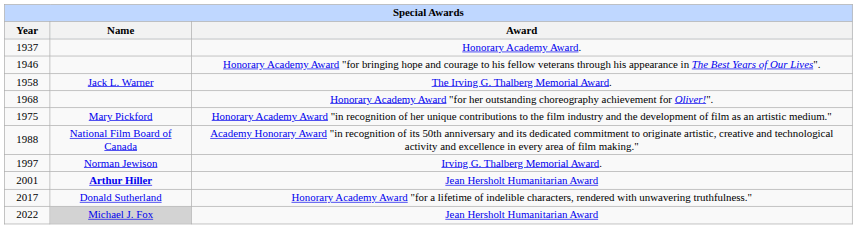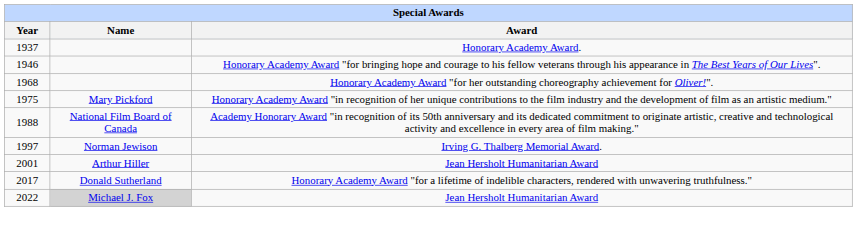- row: (27, 82)
(121, 180) bold -> (121, 163) normal
